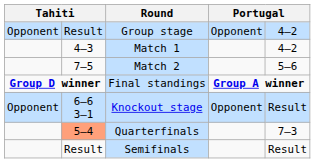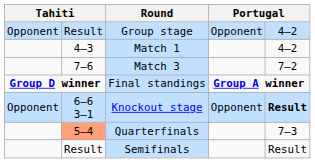- row: (157, 66)
+ row: (157, 66)
(287, 107) normal -> (287, 107) bold
